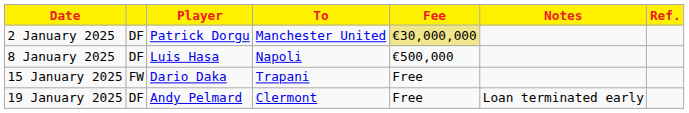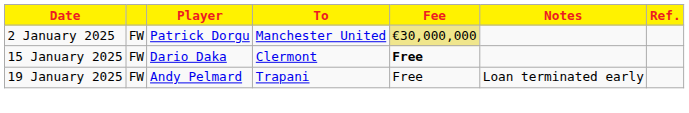(136, 36) DF -> (136, 36) FW
- row: (61, 56)
(283, 77) Trapani -> (287, 56) Clermont
(408, 77) normal -> (408, 56) bold
(136, 98) DF -> (136, 77) FW
(287, 98) Clermont -> (283, 77) Trapani
